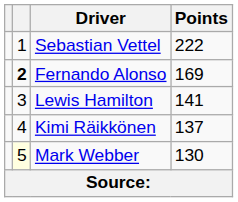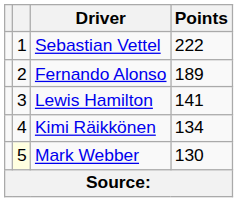(22, 73) bold -> (22, 73) normal
(189, 73) 169 -> (189, 73) 189
(189, 128) 137 -> (189, 128) 134
